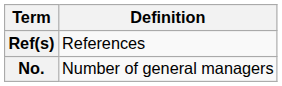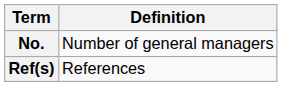rows swapped: (31, 69) <-> (31, 44)
